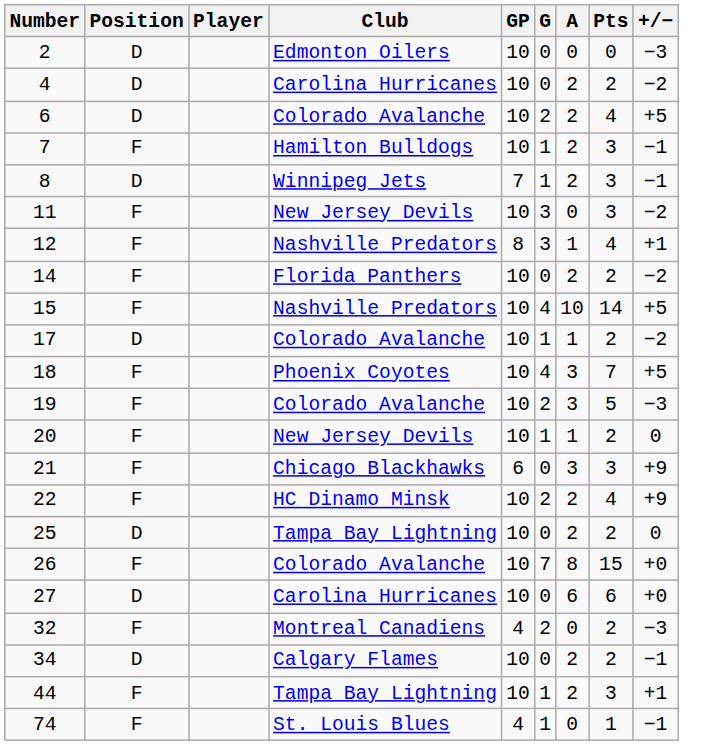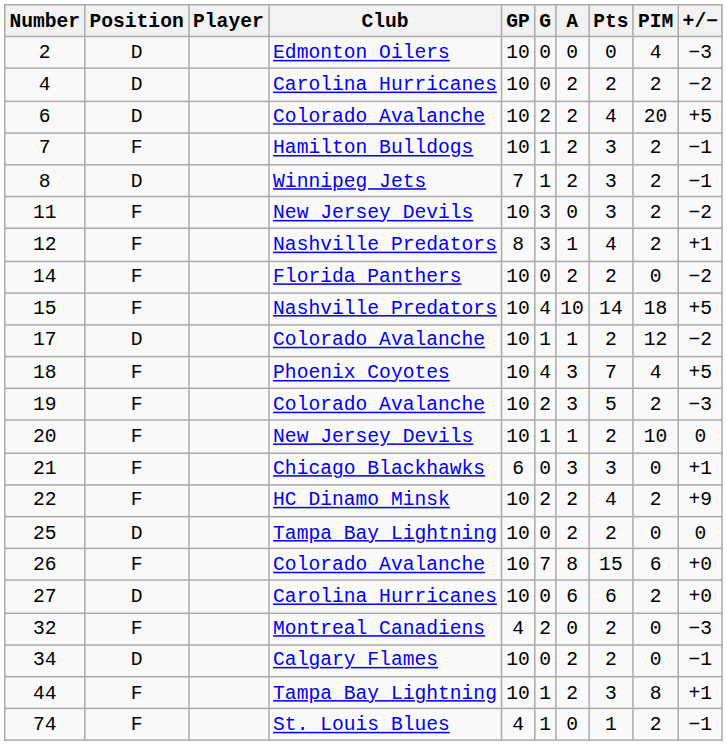+ column: (656, 21)
(656, 469) +9 -> (700, 469) +1
